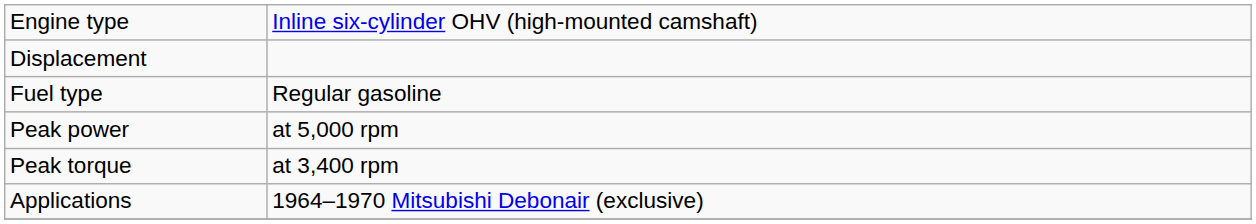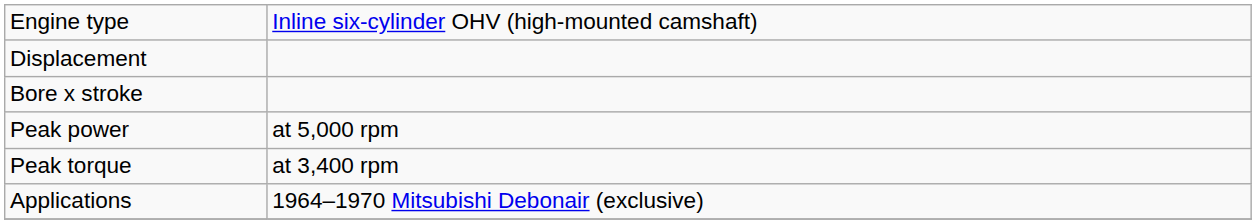+ row: (76, 93)
- row: (56, 93)
